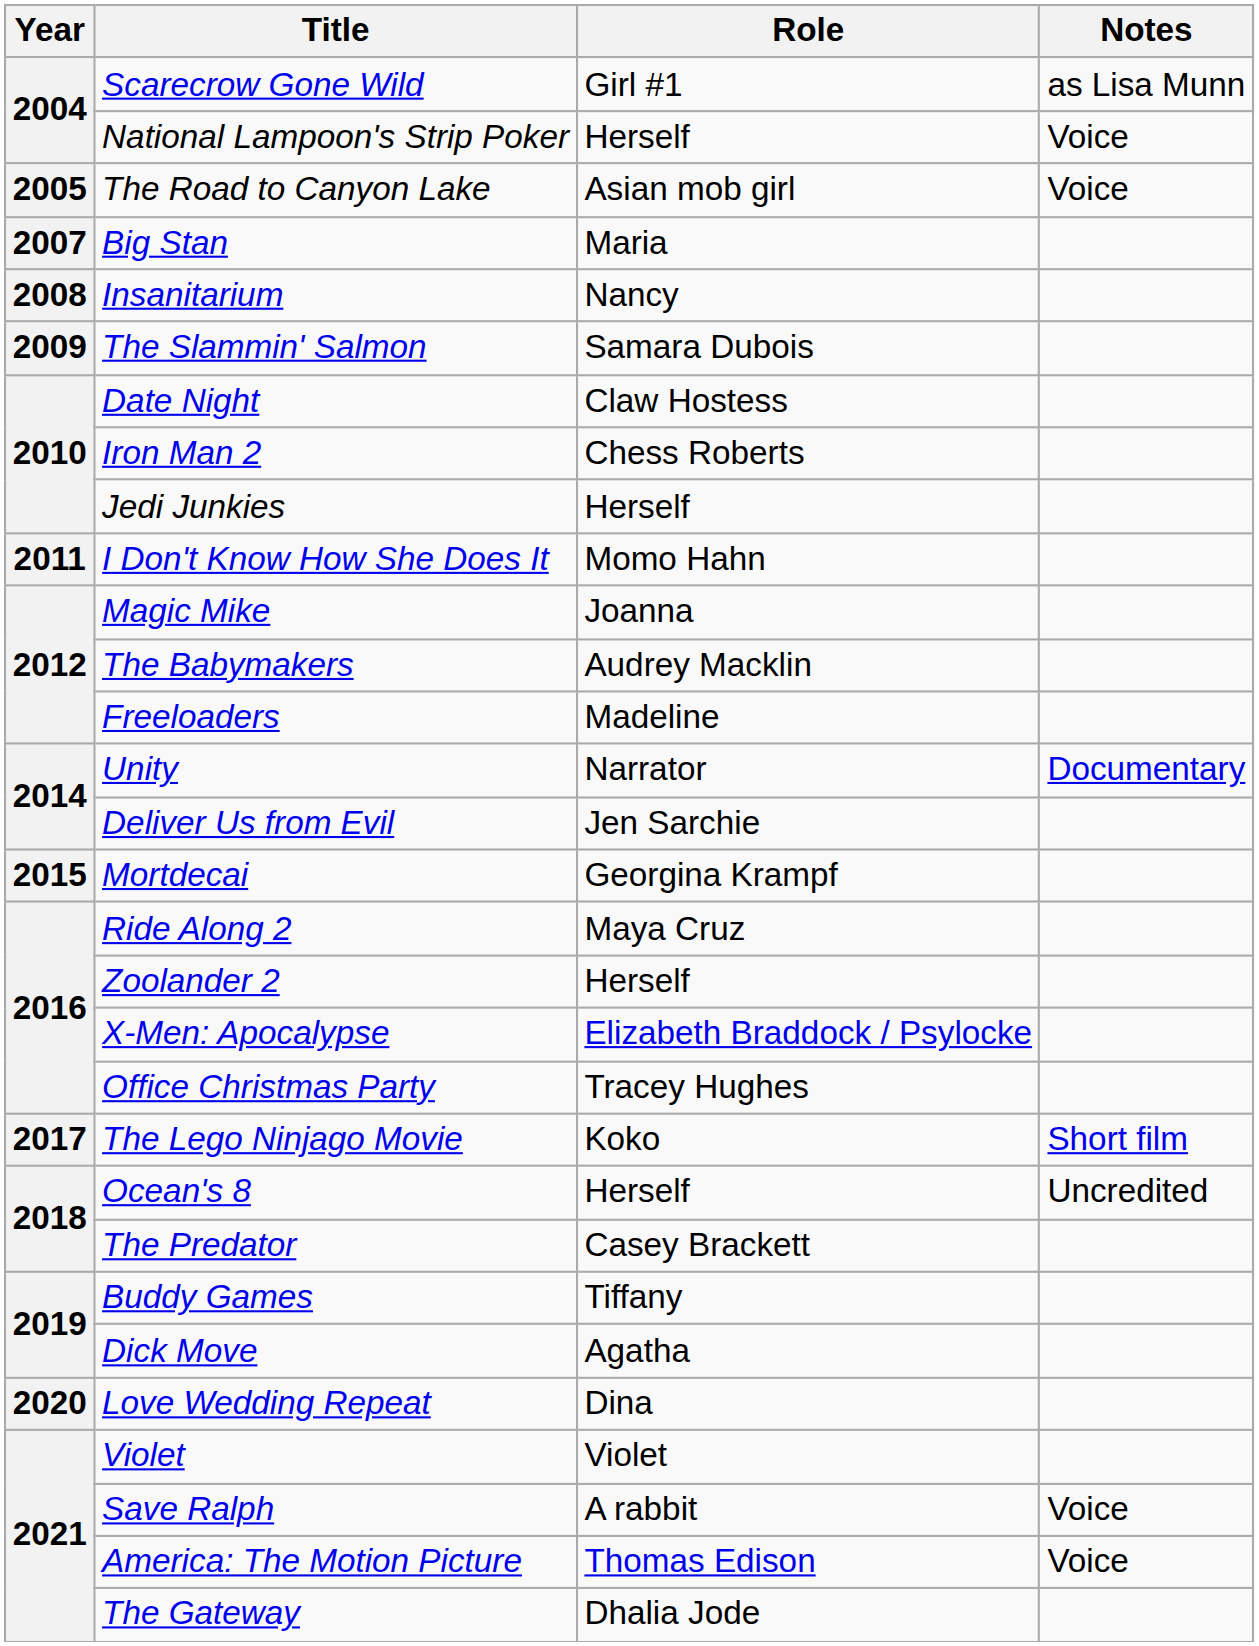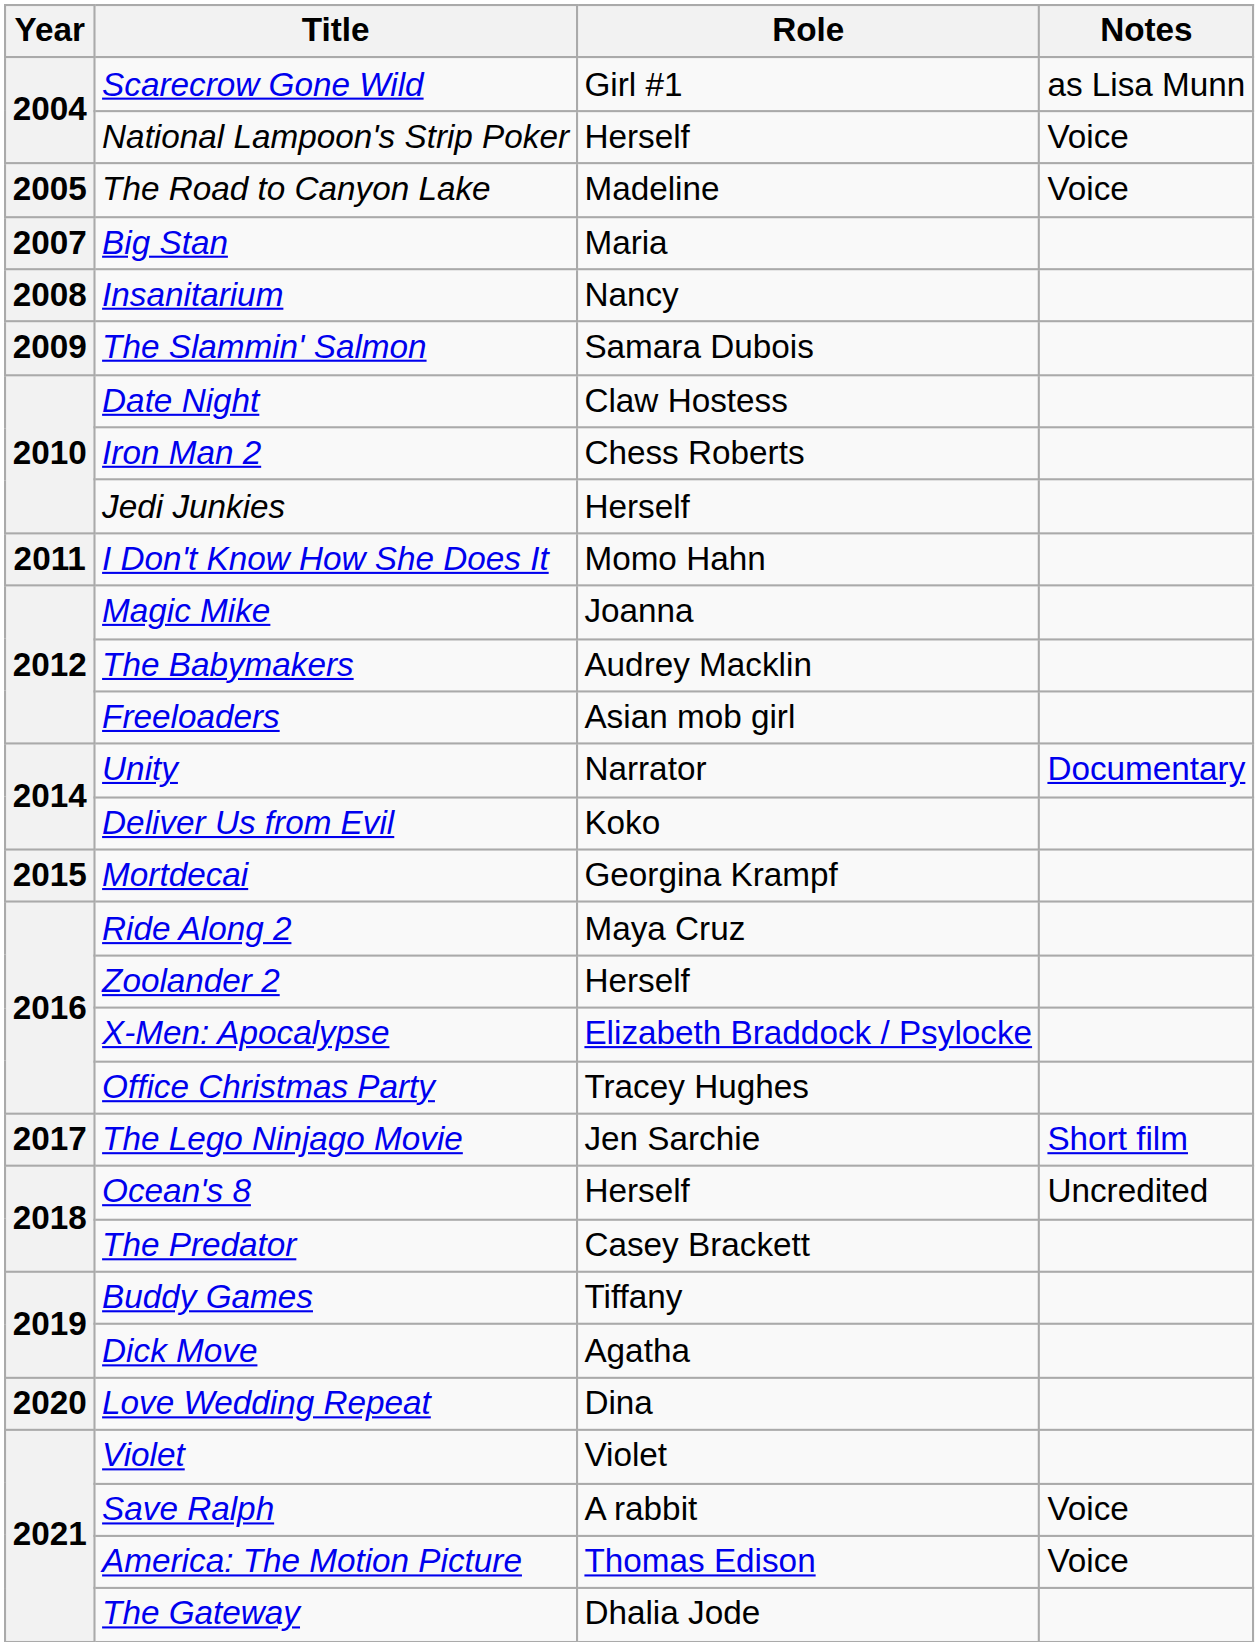(690, 189) Asian mob girl -> (652, 189) Madeline
(652, 717) Madeline -> (690, 717) Asian mob girl
(672, 822) Jen Sarchie -> (622, 822) Koko
(622, 1139) Koko -> (672, 1139) Jen Sarchie
